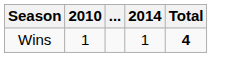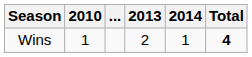+ column: (145, 16)
